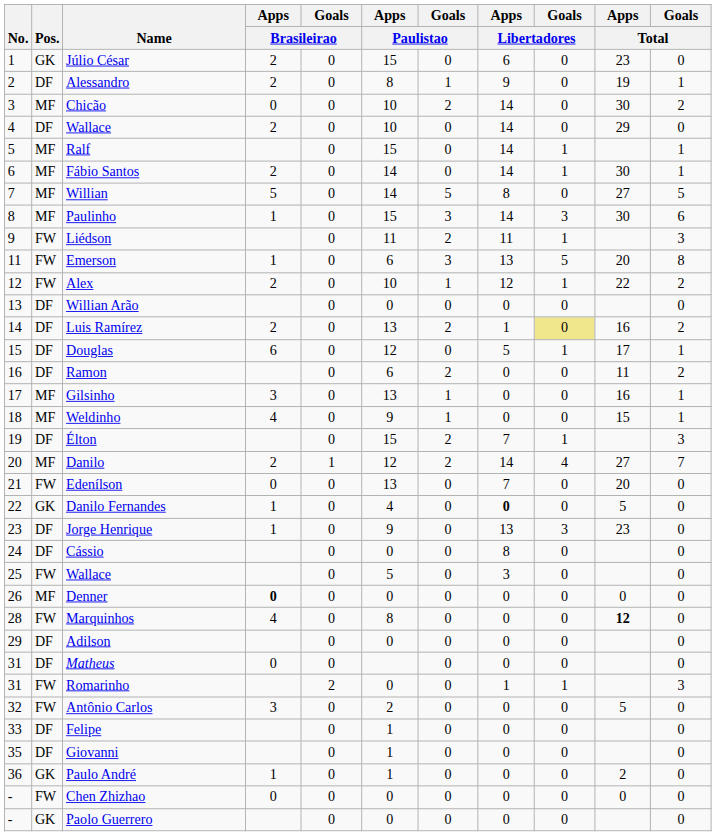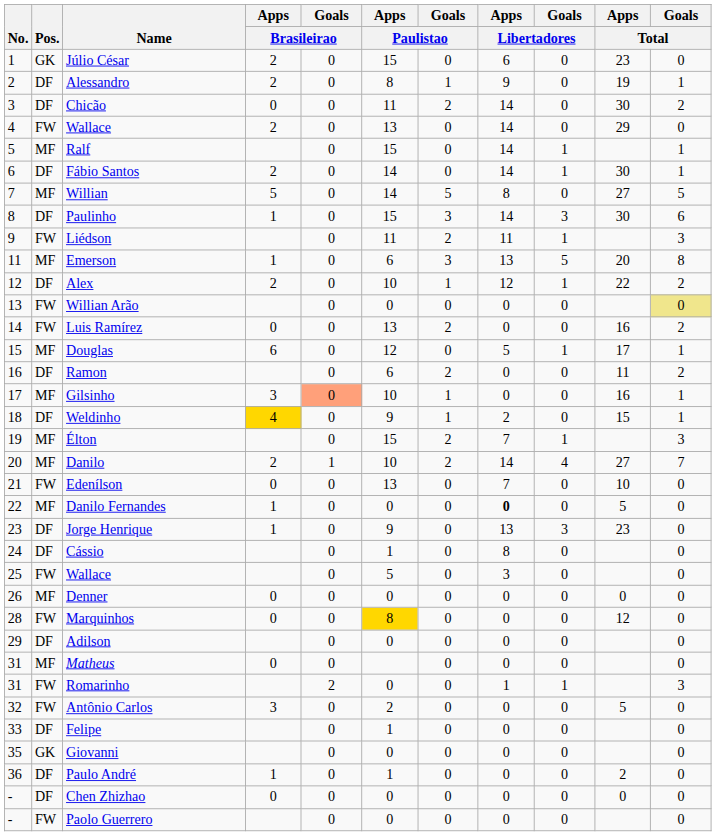(45, 104) MF -> (44, 104) DF
(390, 104) 10 -> (390, 104) 11
(44, 127) DF -> (45, 127) FW
(390, 127) 10 -> (390, 127) 13
(45, 171) MF -> (44, 171) DF
(45, 216) MF -> (44, 216) DF
(45, 261) FW -> (45, 261) MF
(45, 283) FW -> (44, 283) DF
(44, 305) DF -> (45, 305) FW
(681, 305) no background -> (681, 305) khaki background
(44, 328) DF -> (45, 328) FW
(273, 328) 2 -> (273, 328) 0
(506, 328) 1 -> (506, 328) 0
(564, 328) khaki background -> (564, 328) no background
(44, 350) DF -> (45, 350) MF
(331, 395) no background -> (331, 395) lightsalmon background
(390, 395) 13 -> (390, 395) 10
(45, 417) MF -> (44, 417) DF
(273, 417) no background -> (273, 417) gold background
(506, 417) 0 -> (506, 417) 2
(44, 439) DF -> (45, 439) MF
(390, 462) 12 -> (390, 462) 10
(623, 484) 20 -> (623, 484) 10
(45, 506) GK -> (45, 506) MF
(390, 506) 4 -> (390, 506) 0
(390, 551) 0 -> (390, 551) 1
(273, 596) bold -> (273, 596) normal
(273, 618) 4 -> (273, 618) 0
(390, 618) no background -> (390, 618) gold background
(623, 618) bold -> (623, 618) normal
(44, 663) DF -> (45, 663) MF
(44, 752) DF -> (45, 752) GK
(390, 752) 1 -> (390, 752) 0
(45, 774) GK -> (44, 774) DF
(45, 797) FW -> (44, 797) DF
(45, 819) GK -> (45, 819) FW
